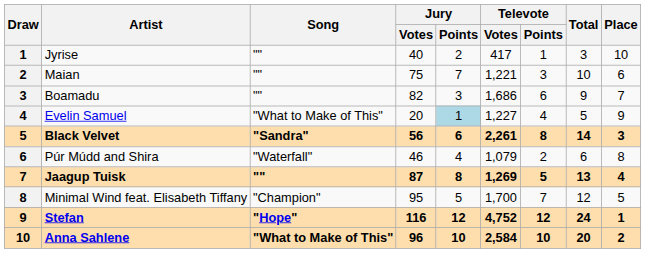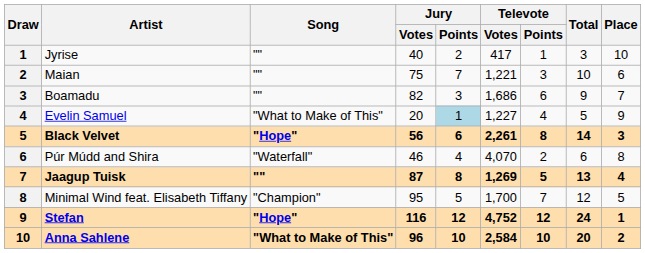(281, 136) "Sandra" -> (275, 136) "Hope"
(501, 156) 1,079 -> (501, 156) 4,070
